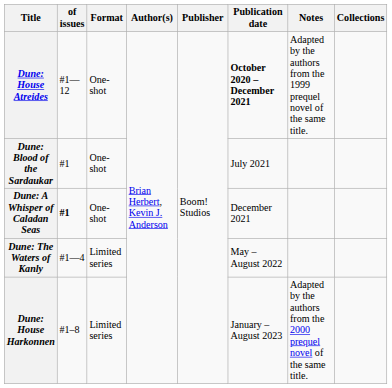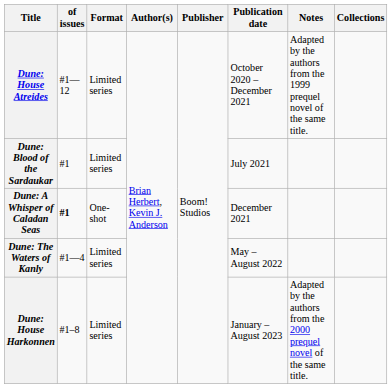(99, 85) One-shot -> (105, 85) Limited series
(252, 85) bold -> (251, 85) normal
(99, 163) One-shot -> (105, 163) Limited series
